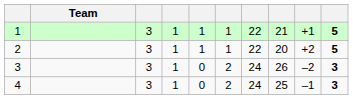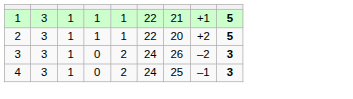- column: (83, 13)
